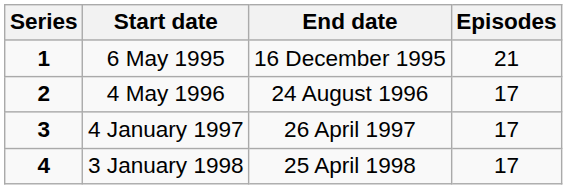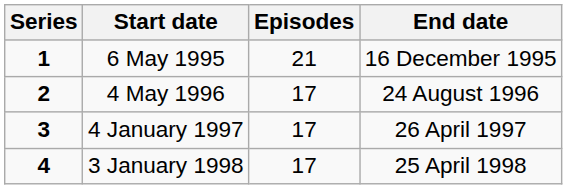columns swapped: (350, 22) <-> (506, 22)
